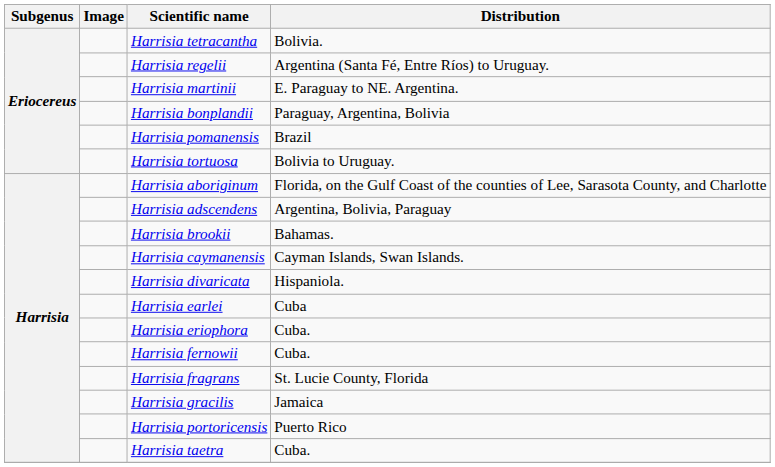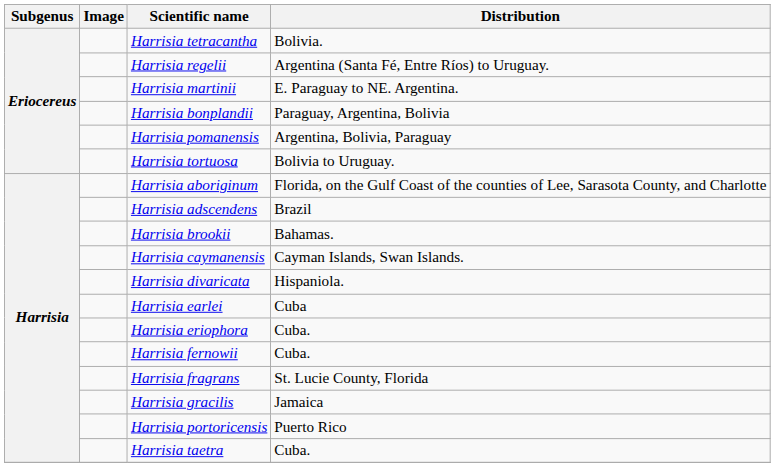(293, 137) Brazil -> (363, 137) Argentina, Bolivia, Paraguay
(363, 209) Argentina, Bolivia, Paraguay -> (293, 209) Brazil
